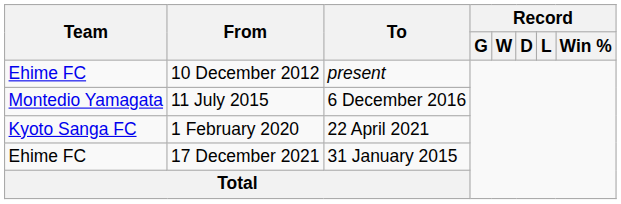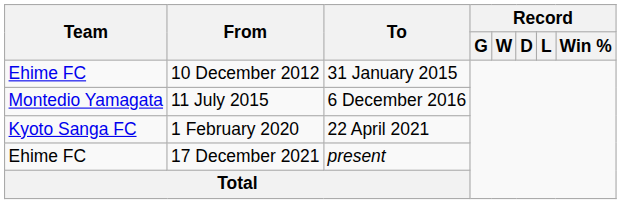(357, 73) present -> (392, 73) 31 January 2015
(392, 156) 31 January 2015 -> (357, 156) present
